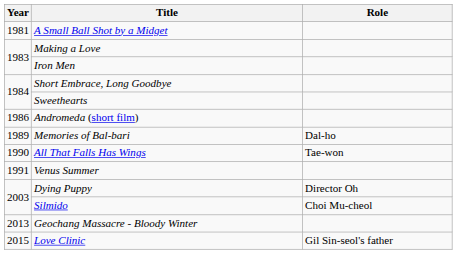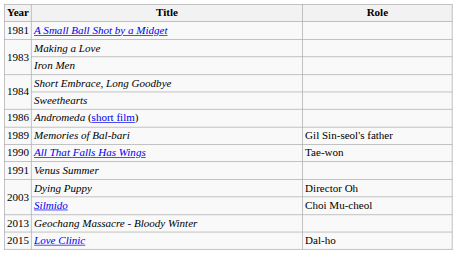(320, 135) Dal-ho -> (349, 135) Gil Sin-seol's father
(349, 240) Gil Sin-seol's father -> (320, 240) Dal-ho
